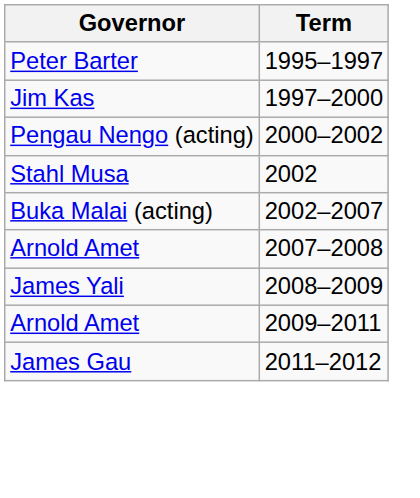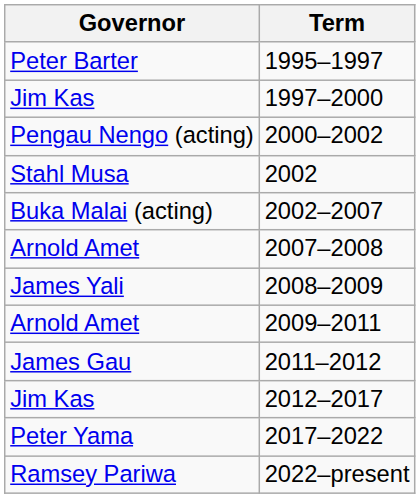+ row: (324, 398)
+ row: (324, 436)
+ row: (337, 473)
